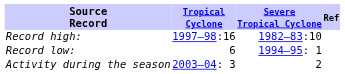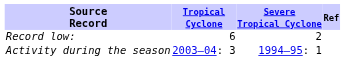- row: (44, 37)
(290, 51) 1994–95: 1 -> (319, 37) 2
(319, 64) 2 -> (290, 51) 1994–95: 1
